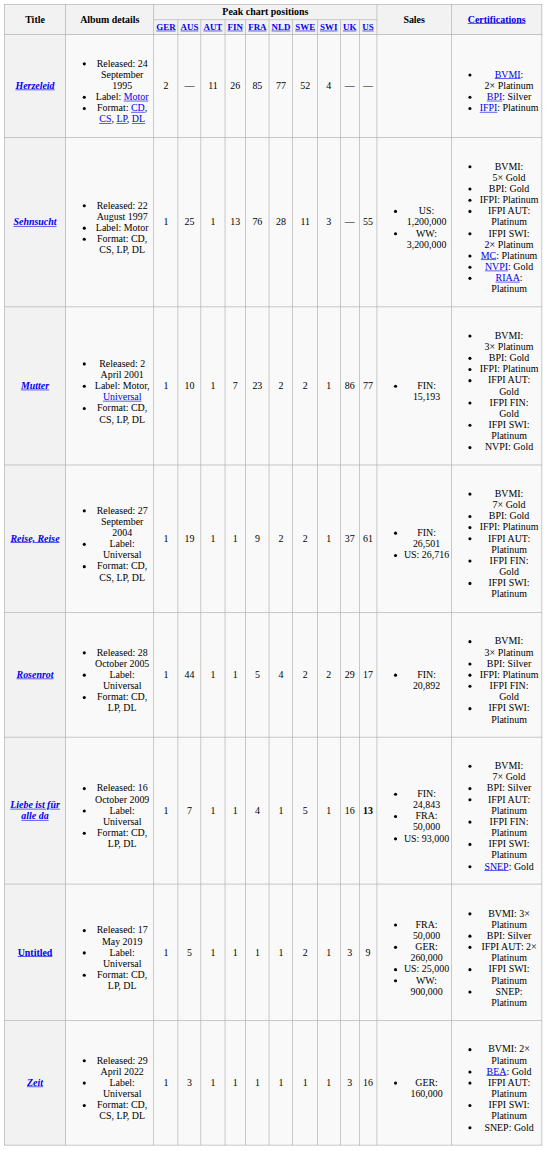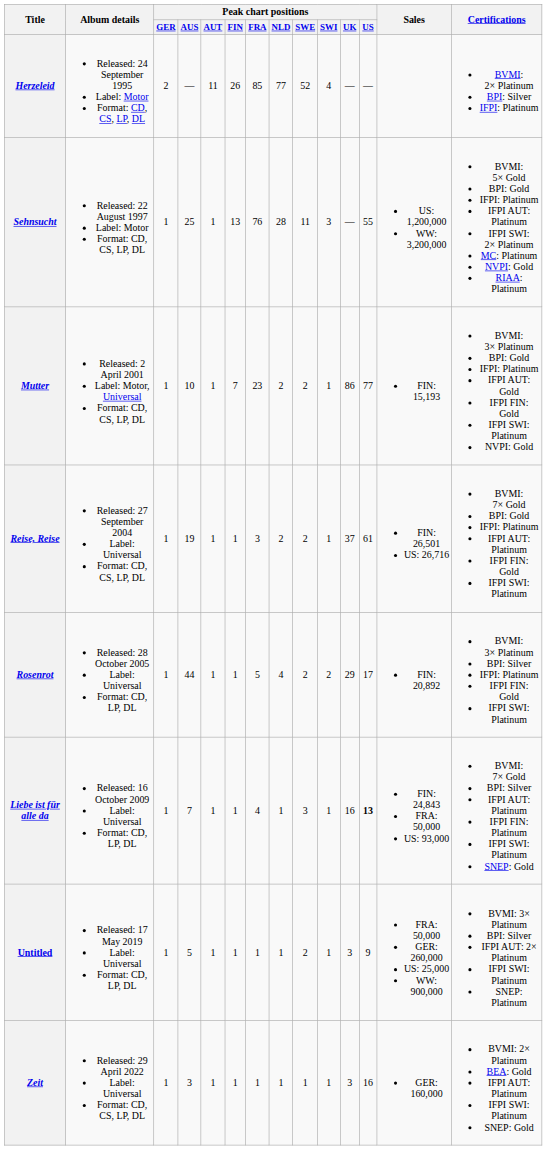(257, 538) 9 -> (257, 538) 3
(305, 810) 5 -> (305, 810) 3
